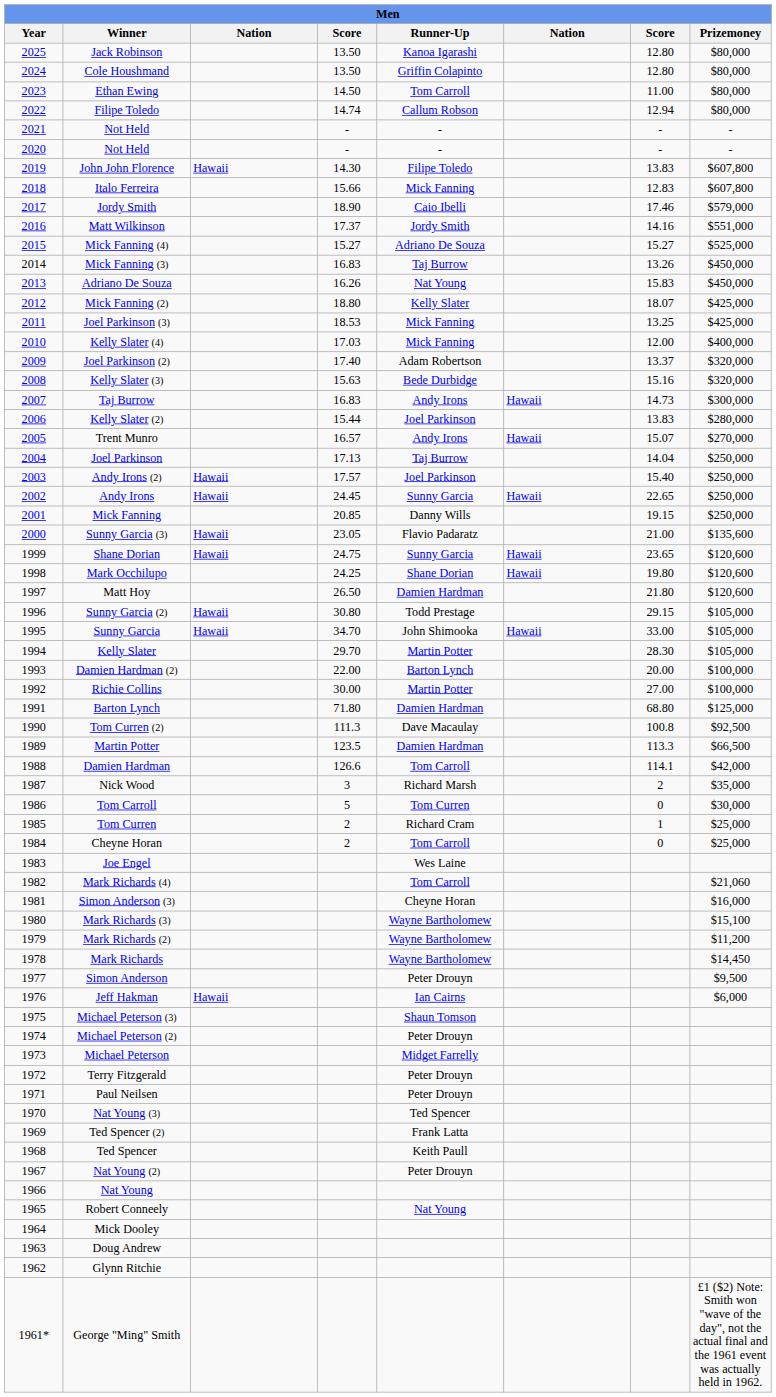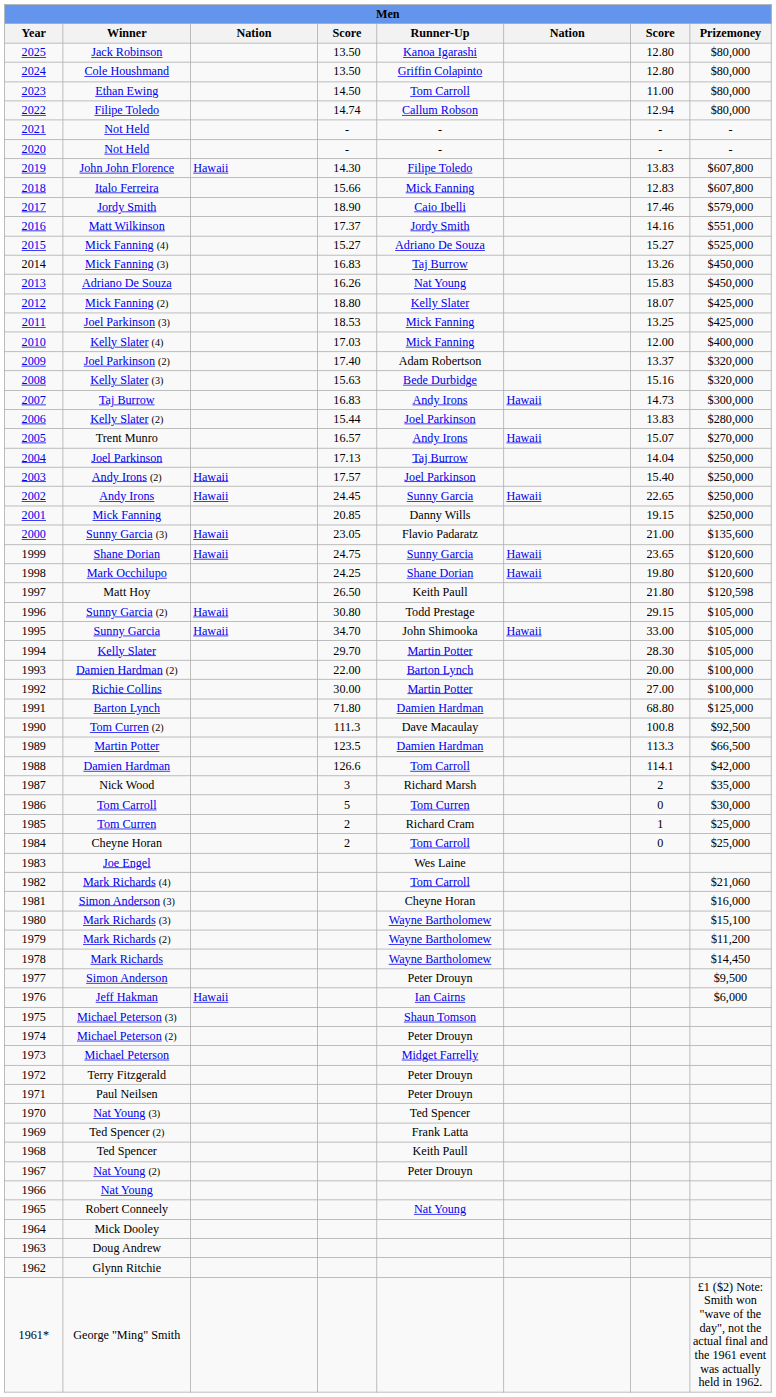(440, 592) Damien Hardman -> (440, 592) Keith Paull
(730, 592) $120,600 -> (730, 592) $120,598
